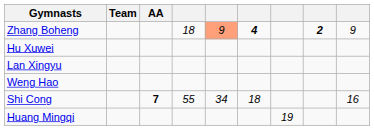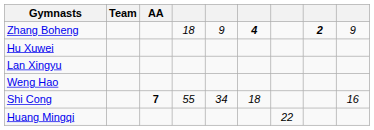(221, 31) lightsalmon background -> (221, 31) no background
(287, 117) 19 -> (287, 117) 22
